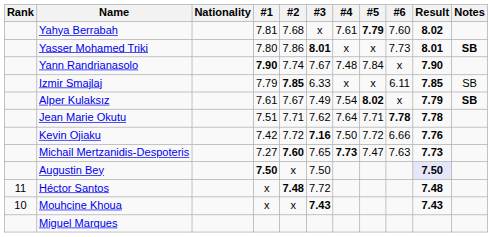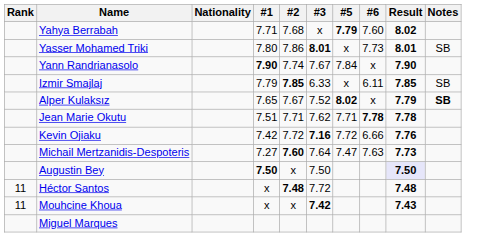- column: (346, 13)
(267, 30) 7.81 -> (267, 30) 7.71
(470, 48) bold -> (443, 48) normal
(267, 100) 7.61 -> (267, 100) 7.65
(320, 100) 7.49 -> (320, 100) 7.52
(320, 153) 7.65 -> (320, 153) 7.64
(20, 205) 10 -> (20, 205) 11
(320, 205) 7.43 -> (320, 205) 7.42
